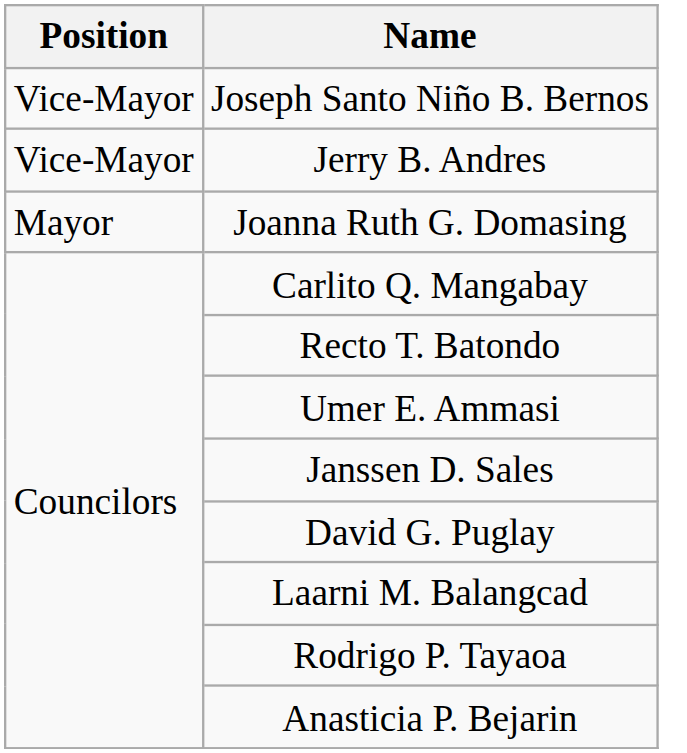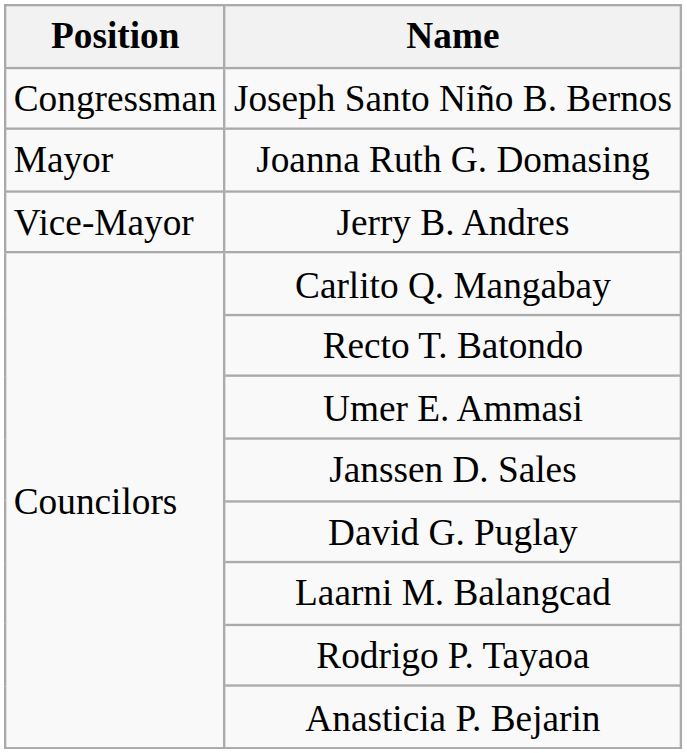(104, 98) Vice-Mayor -> (115, 98) Congressman
rows swapped: (430, 222) <-> (430, 160)
